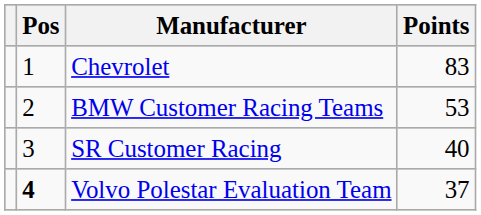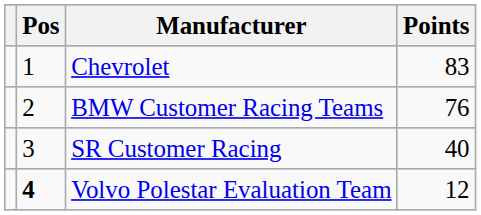(457, 107) 53 -> (457, 107) 76
(457, 189) 37 -> (457, 189) 12
